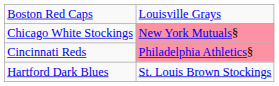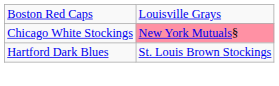- row: (47, 52)
